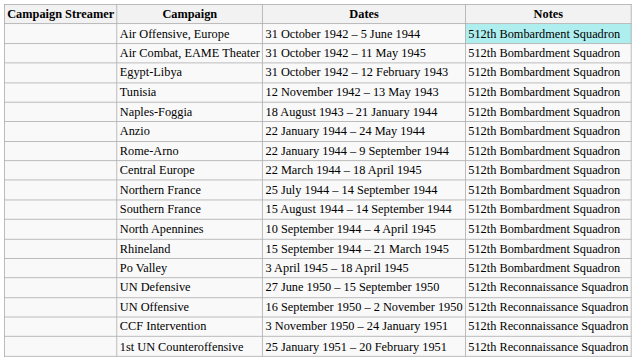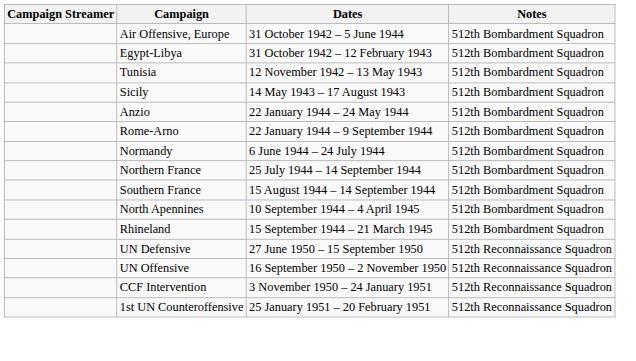(544, 33) paleturquoise background -> (528, 33) no background
- row: (190, 53)
+ row: (134, 92)
- row: (156, 111)
- row: (157, 170)
+ row: (146, 151)
- row: (143, 268)
